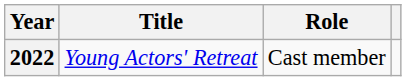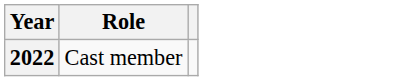- column: (161, 22)
